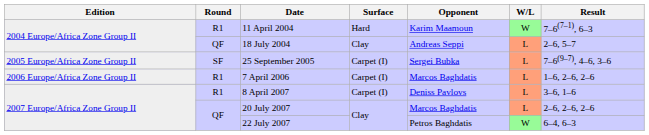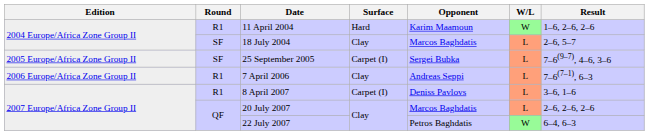(568, 28) 7–6(7–1), 6–3 -> (569, 27) 1–6, 2–6, 2–6
(218, 44) QF -> (218, 42) SF
(437, 44) Andreas Seppi -> (443, 42) Marcos Baghdatis
(370, 77) Carpet (I) -> (360, 76) Clay
(443, 77) Marcos Baghdatis -> (437, 76) Andreas Seppi
(569, 77) 1–6, 2–6, 2–6 -> (568, 76) 7–6(7–1), 6–3
